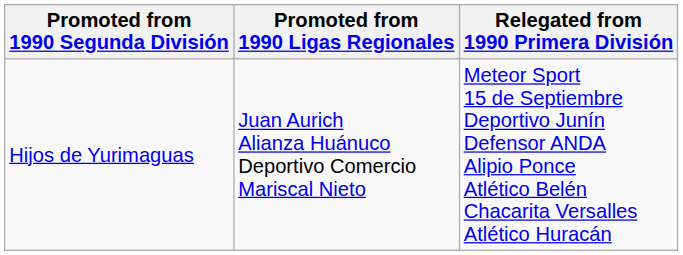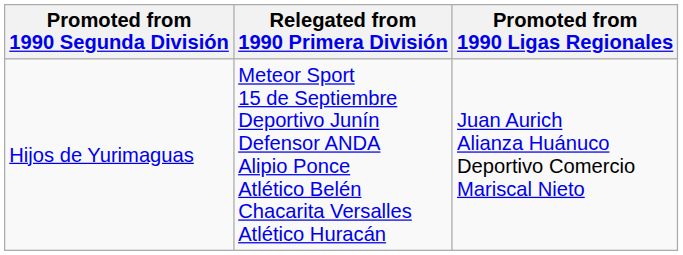columns swapped: (346, 31) <-> (568, 31)
